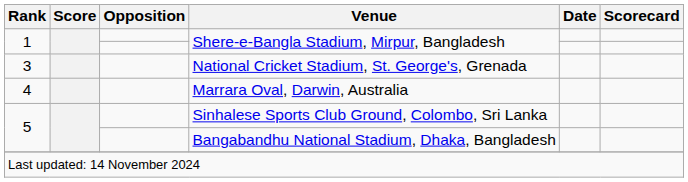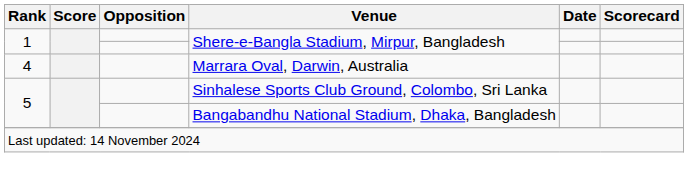- row: (27, 66)
